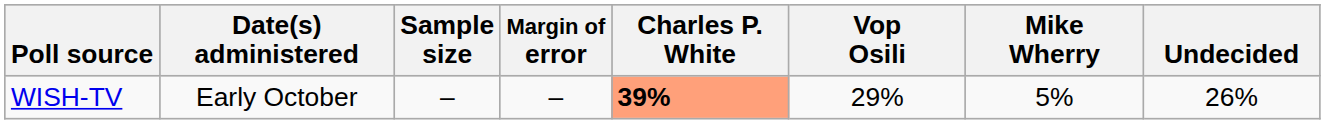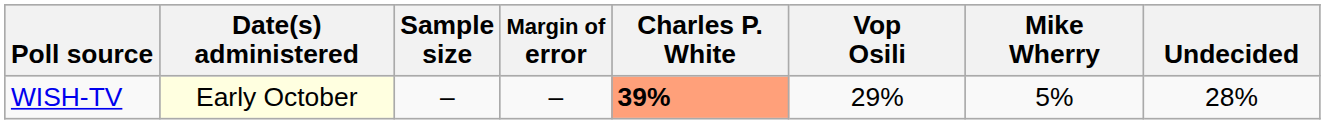(277, 97) no background -> (277, 97) lightyellow background
(1232, 97) 26% -> (1232, 97) 28%
